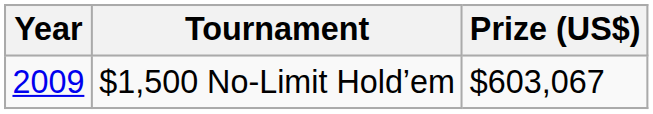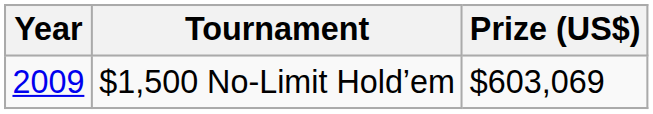(537, 81) $603,067 -> (537, 81) $603,069
